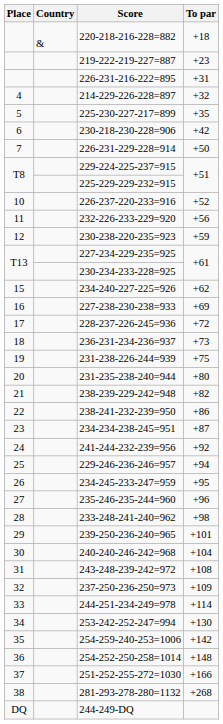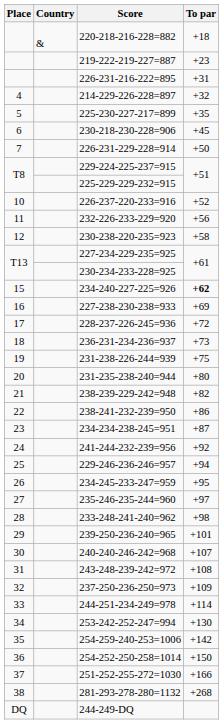(201, 131) +42 -> (201, 131) +45
(201, 236) +59 -> (201, 236) +58
(201, 289) normal -> (201, 289) bold
(201, 499) +96 -> (201, 499) +97
(201, 552) +104 -> (201, 552) +107
(201, 657) +148 -> (201, 657) +150
